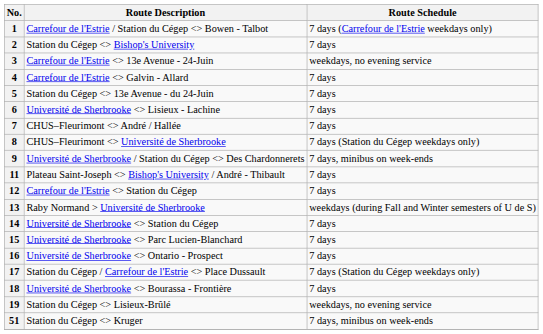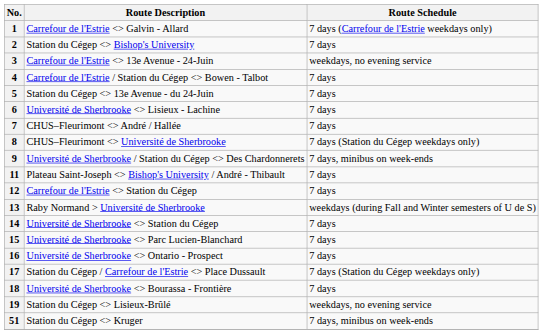(147, 28) Carrefour de l'Estrie / Station du Cégep <> Bowen - Talbot -> (107, 28) Carrefour de l'Estrie <> Galvin - Allard
(107, 77) Carrefour de l'Estrie <> Galvin - Allard -> (147, 77) Carrefour de l'Estrie / Station du Cégep <> Bowen - Talbot
